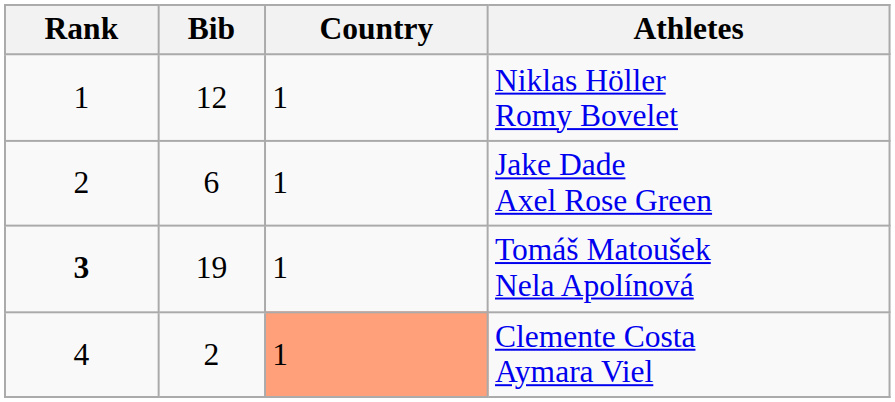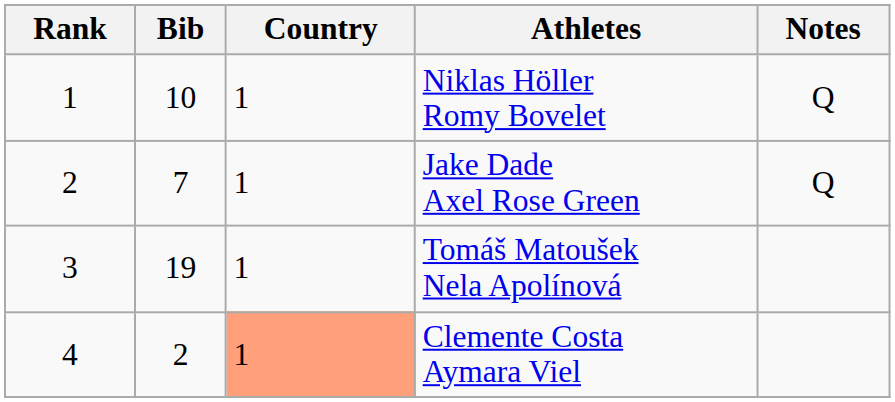+ column: (823, 29)
(211, 97) 12 -> (181, 97) 10
(211, 182) 6 -> (181, 182) 7
(81, 268) bold -> (70, 268) normal
